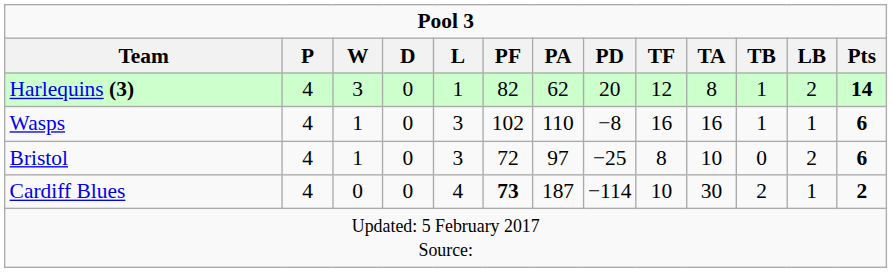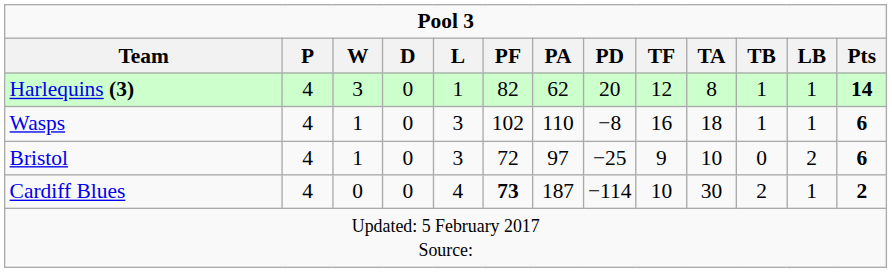(812, 89) 2 -> (812, 89) 1
(712, 123) 16 -> (712, 123) 18
(661, 157) 8 -> (661, 157) 9
